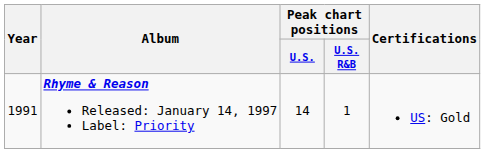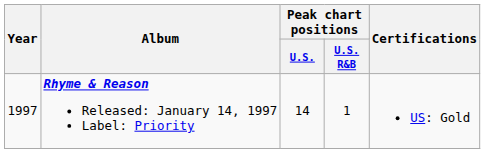(22, 111) 1991 -> (22, 111) 1997
